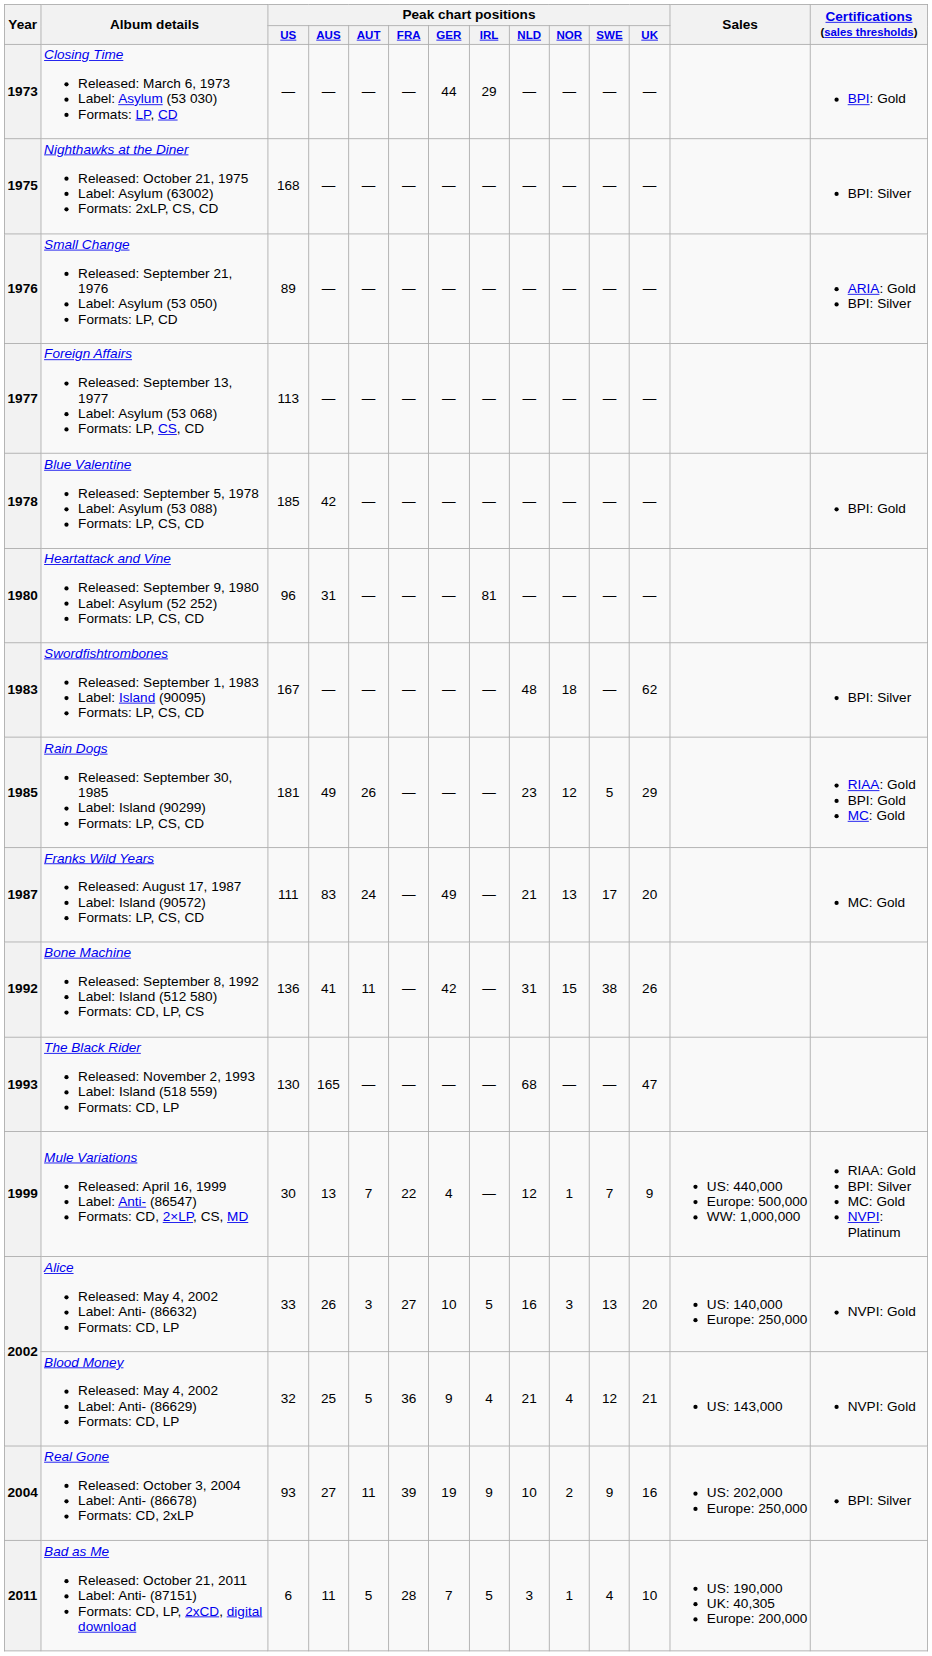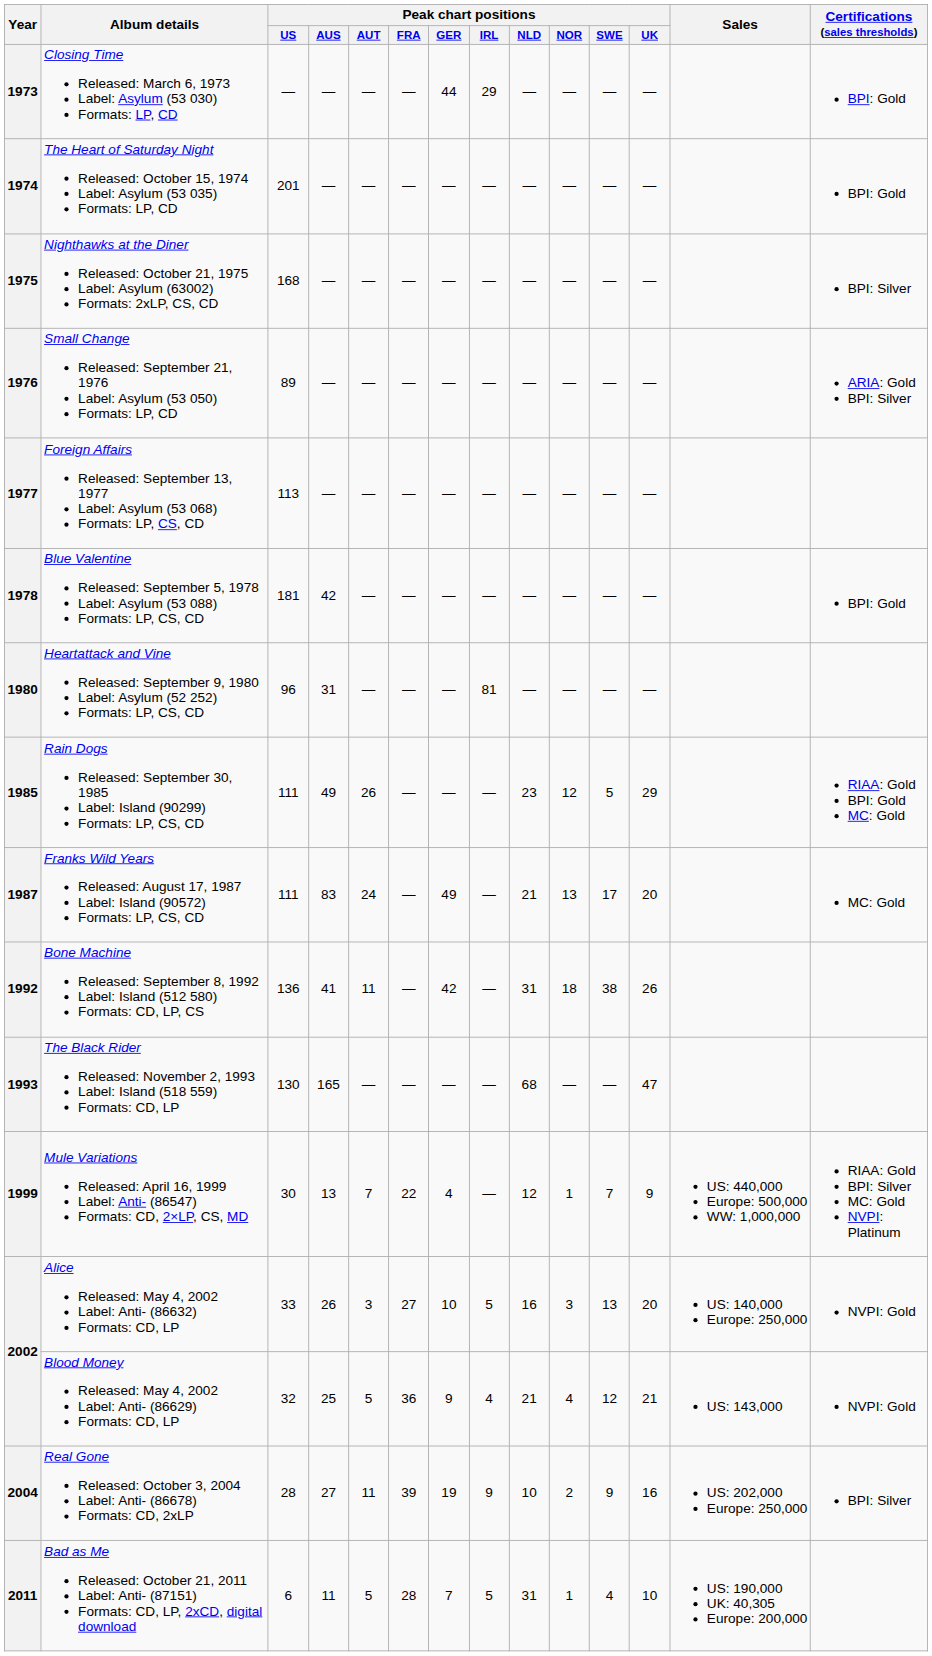+ row: (23, 186)
(288, 500) 185 -> (288, 595) 181
- row: (23, 690)
(288, 792) 181 -> (288, 792) 111
(569, 989) 15 -> (569, 989) 18
(288, 1493) 93 -> (288, 1493) 28
(529, 1595) 3 -> (529, 1595) 31
